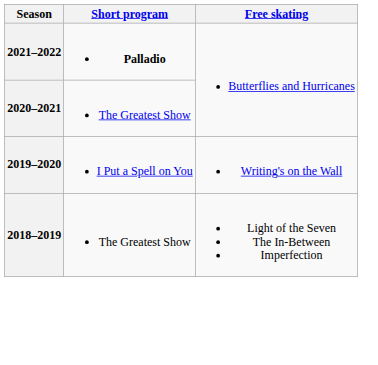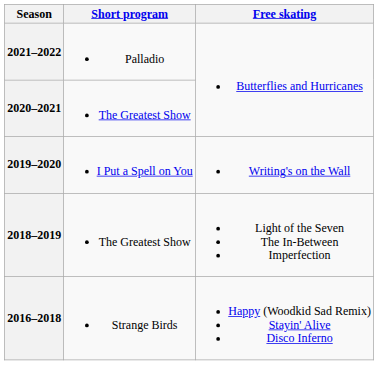(130, 58) bold -> (130, 58) normal
+ row: (34, 318)
